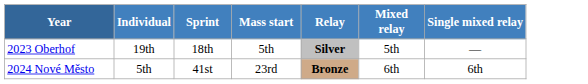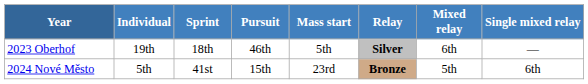+ column: (260, 21)
(392, 49) 5th -> (449, 49) 6th
(392, 69) 6th -> (449, 69) 5th
